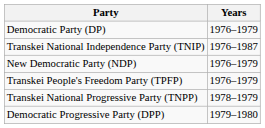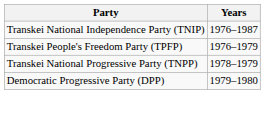- row: (56, 30)
- row: (72, 64)
